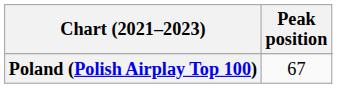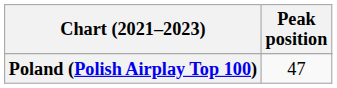(296, 68) 67 -> (296, 68) 47
